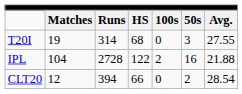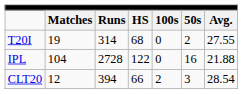(187, 39) 3 -> (187, 39) 2
(158, 59) 2 -> (158, 59) 0
(158, 78) 0 -> (158, 78) 2
(187, 78) 2 -> (187, 78) 3
